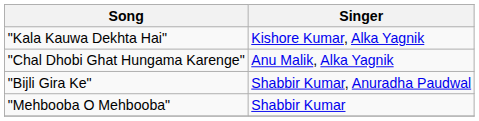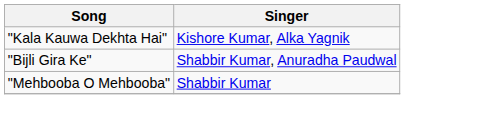- row: (126, 61)
